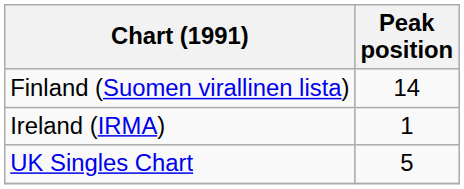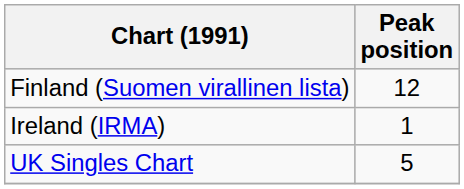(407, 88) 14 -> (407, 88) 12
